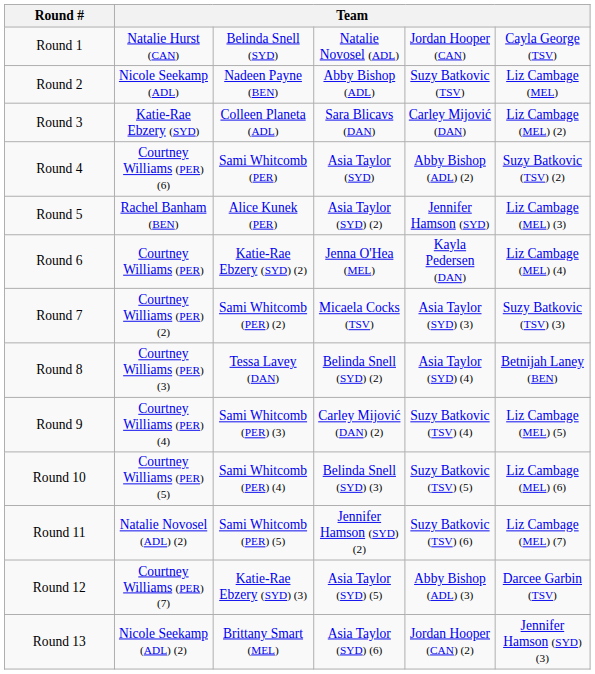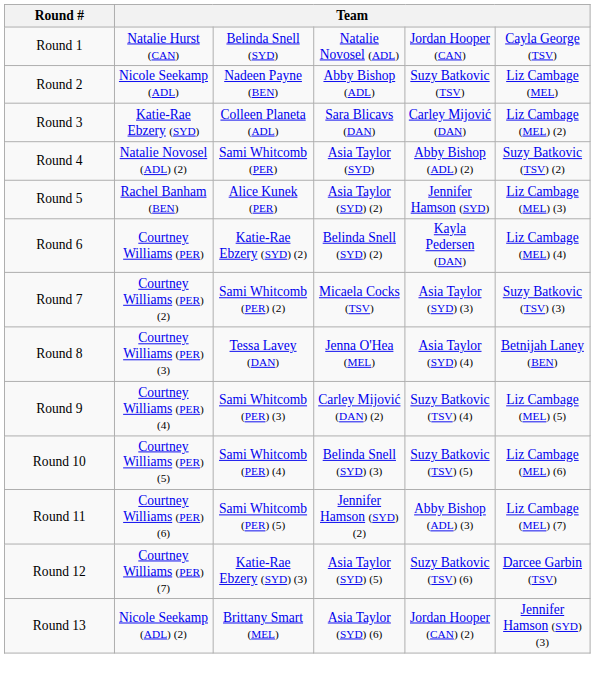(163, 169) Courtney Williams (PER) (6) -> (163, 161) Natalie Novosel (ADL) (2)
(359, 261) Jenna O'Hea (MEL) -> (359, 245) Belinda Snell (SYD) (2)
(359, 370) Belinda Snell (SYD) (2) -> (359, 354) Jenna O'Hea (MEL)
(163, 533) Natalie Novosel (ADL) (2) -> (163, 517) Courtney Williams (PER) (6)
(450, 533) Suzy Batkovic (TSV) (6) -> (450, 517) Abby Bishop (ADL) (3)
(450, 587) Abby Bishop (ADL) (3) -> (450, 571) Suzy Batkovic (TSV) (6)
